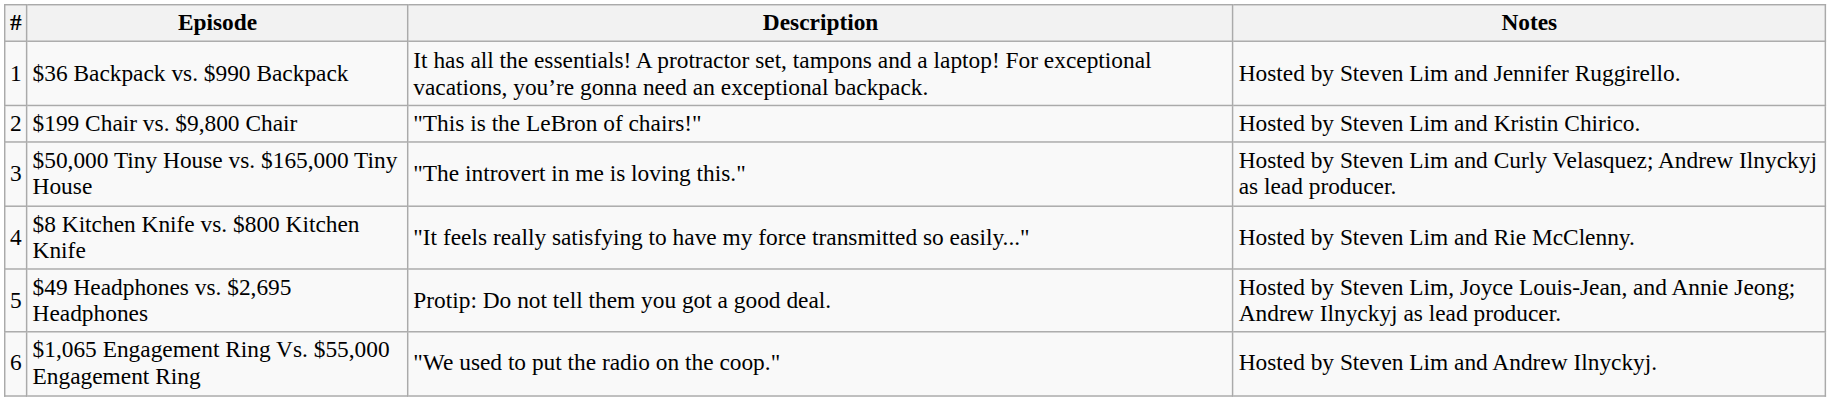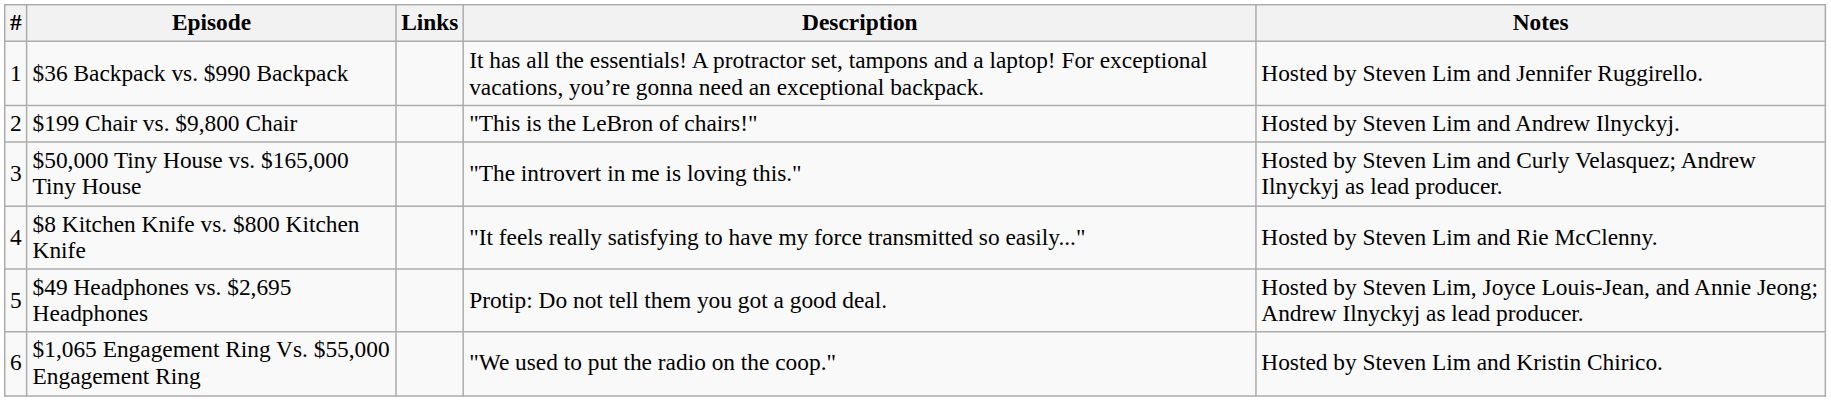+ column: (430, 23)
(1439, 123) Hosted by Steven Lim and Kristin Chirico. -> (1471, 123) Hosted by Steven Lim and Andrew Ilnyckyj.
(1448, 363) Hosted by Steven Lim and Andrew Ilnyckyj. -> (1462, 363) Hosted by Steven Lim and Kristin Chirico.
